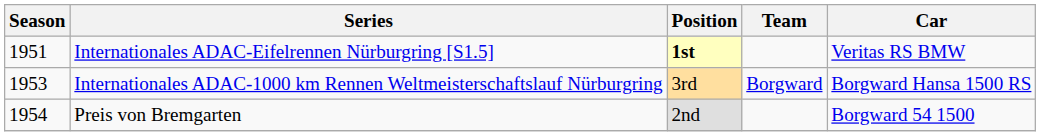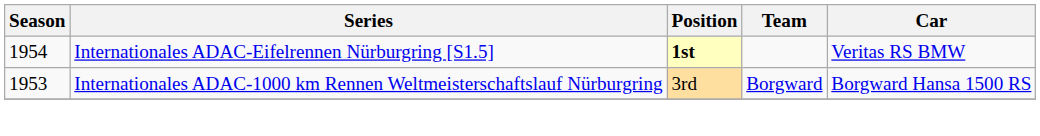(28, 52) 1951 -> (28, 52) 1954
- row: (158, 115)
